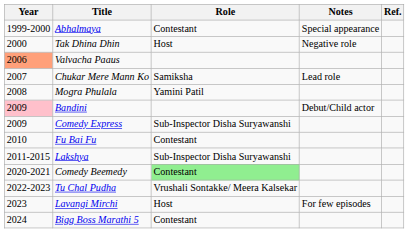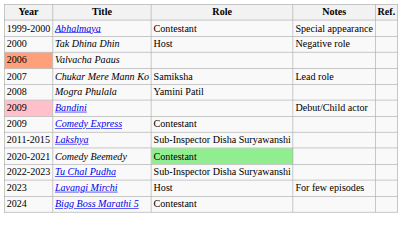(222, 124) Sub-Inspector Disha Suryawanshi -> (175, 124) Contestant
- row: (76, 140)
(225, 188) Vrushali Sontakke/ Meera Kalsekar -> (222, 172) Sub-Inspector Disha Suryawanshi
